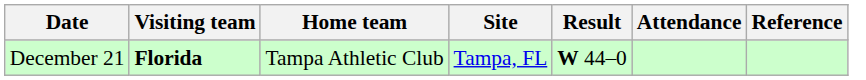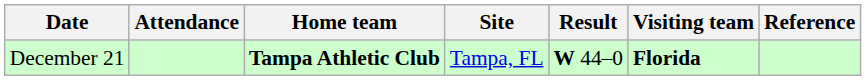columns swapped: (195, 22) <-> (689, 22)
(355, 57) normal -> (344, 57) bold
